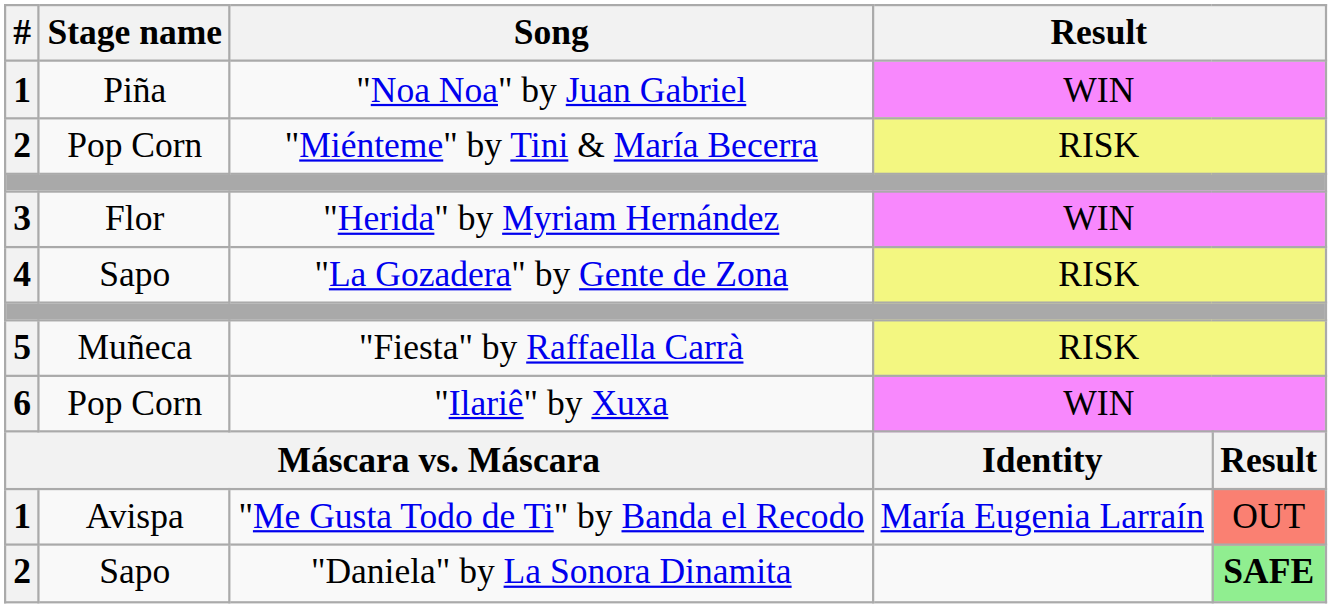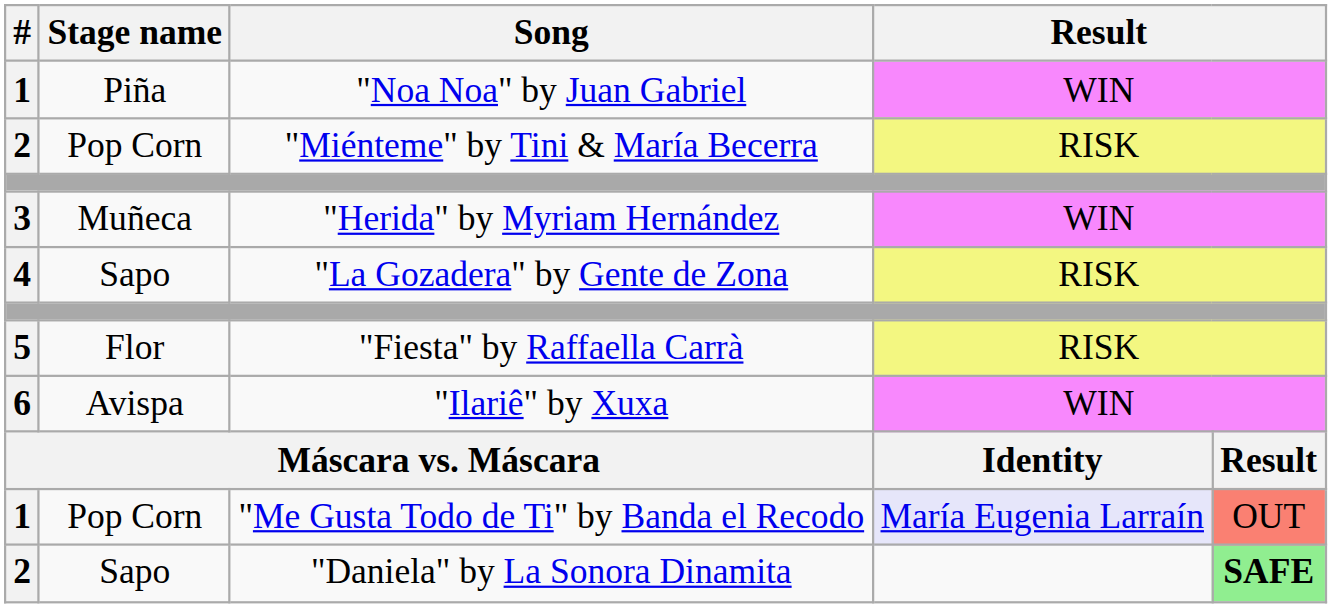(135, 218) Flor -> (135, 218) Muñeca
(135, 347) Muñeca -> (135, 347) Flor
(135, 403) Pop Corn -> (135, 403) Avispa
(135, 516) Avispa -> (135, 516) Pop Corn
(1042, 516) no background -> (1042, 516) lavender background
